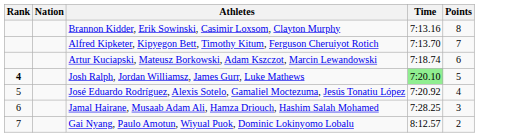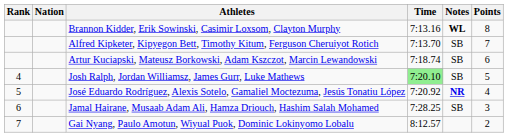+ column: (457, 12)
(18, 76) bold -> (18, 76) normal
